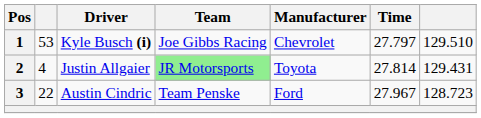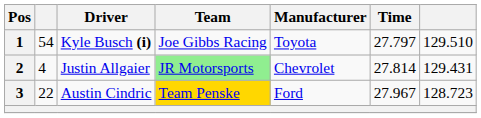(46, 42) 53 -> (46, 42) 54
(304, 42) Chevrolet -> (295, 42) Toyota
(295, 67) Toyota -> (304, 67) Chevrolet
(199, 93) no background -> (199, 93) gold background
